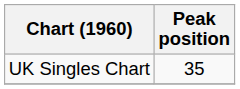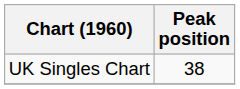(194, 68) 35 -> (194, 68) 38
